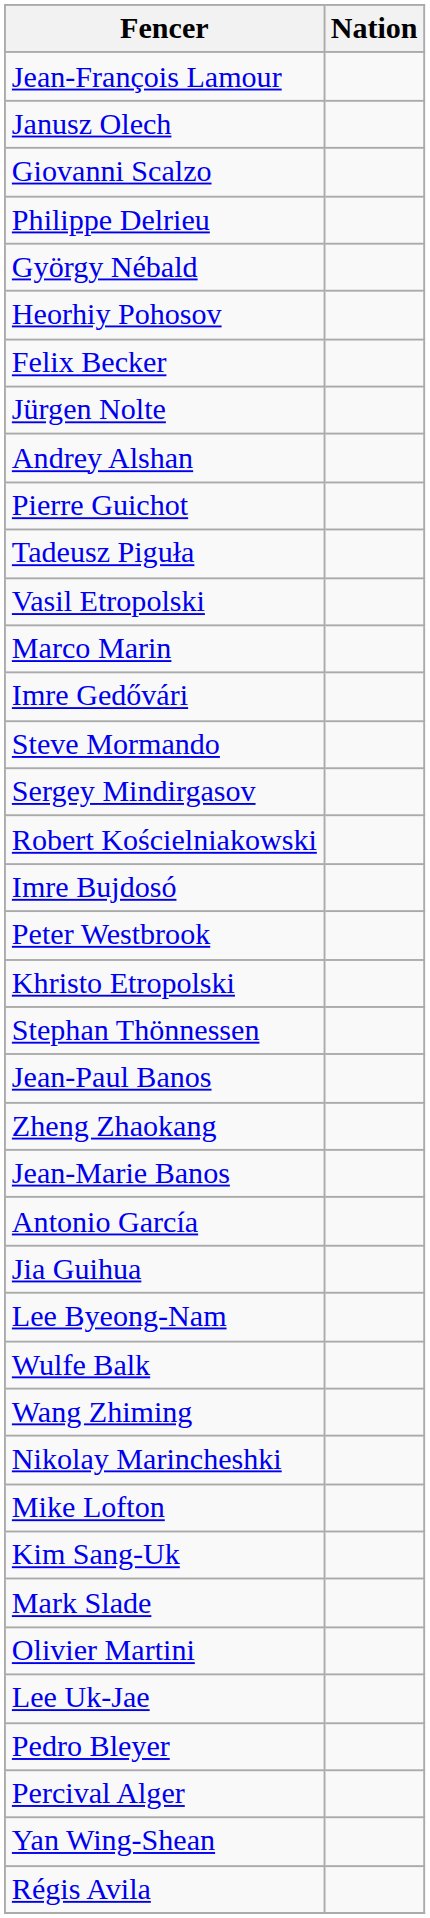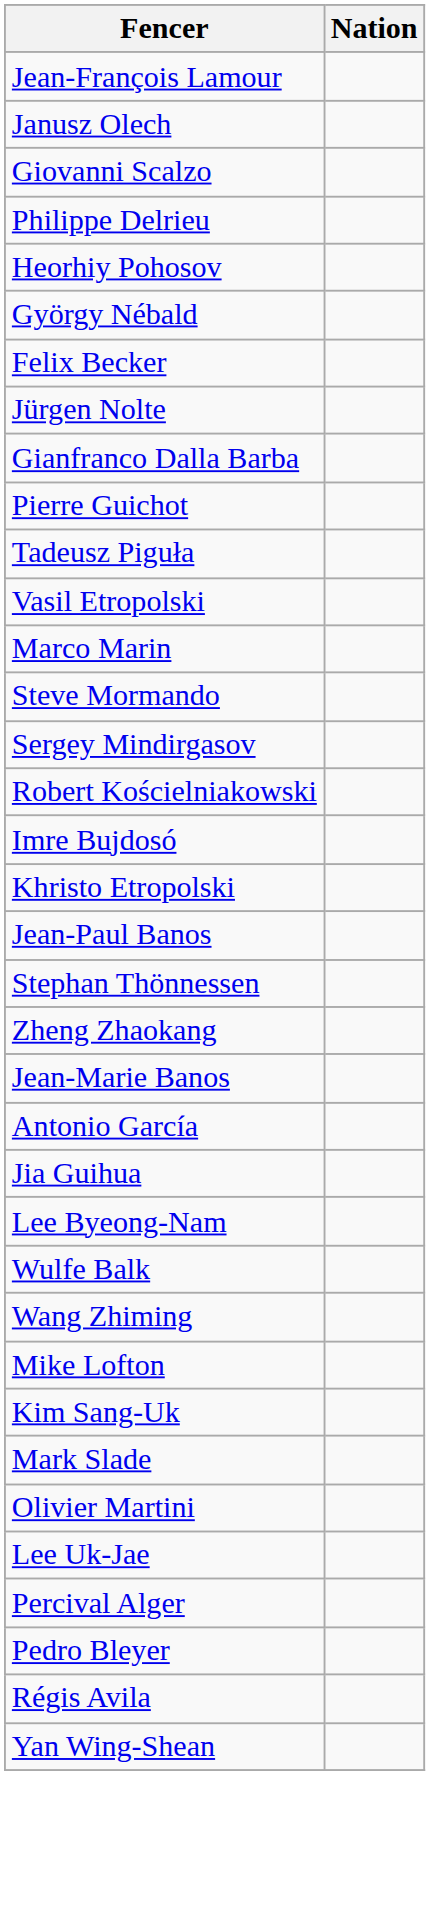rows swapped: (105, 266) <-> (117, 314)
- row: (103, 457)
+ row: (156, 457)
- row: (100, 696)
- row: (111, 934)
rows swapped: (112, 1077) <-> (136, 1030)
- row: (147, 1459)
rows swapped: (98, 1793) <-> (91, 1745)
rows swapped: (113, 1841) <-> (81, 1888)
